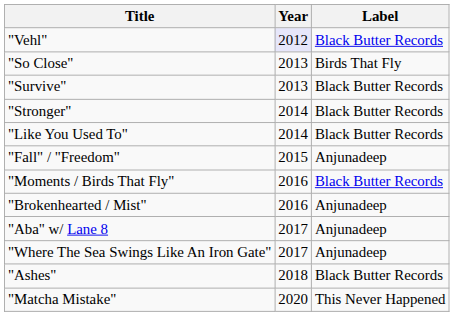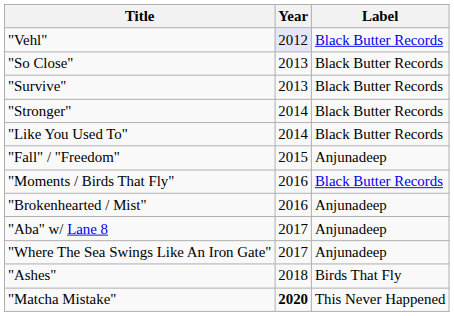(358, 63) Birds That Fly -> (379, 63) Black Butter Records
(379, 275) Black Butter Records -> (358, 275) Birds That Fly
(293, 299) normal -> (293, 299) bold
